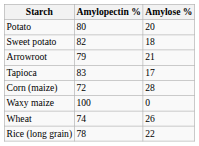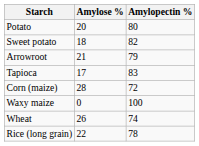columns swapped: (169, 12) <-> (109, 12)
